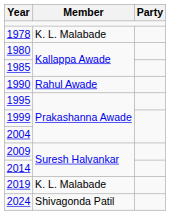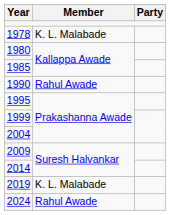(75, 201) Shivagonda Patil -> (66, 201) Rahul Awade
